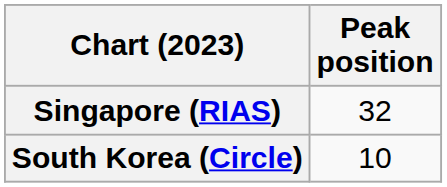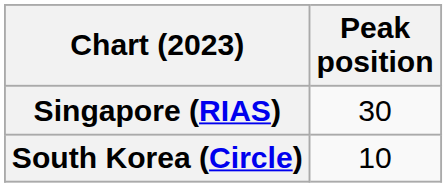(375, 109) 32 -> (375, 109) 30
